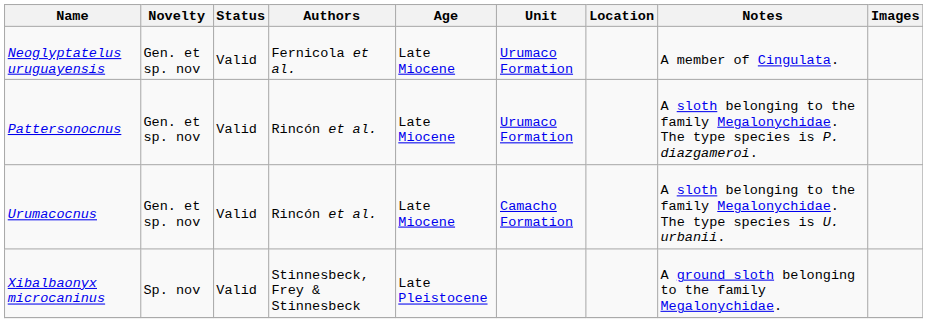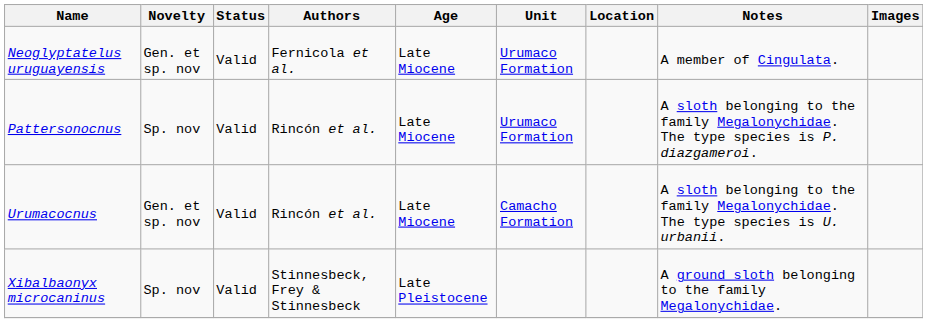(172, 130) Gen. et sp. nov -> (172, 130) Sp. nov
